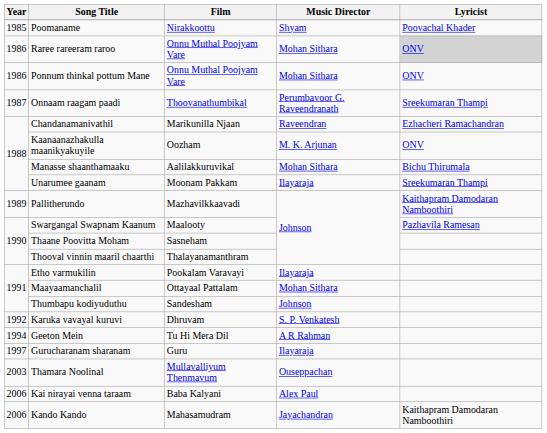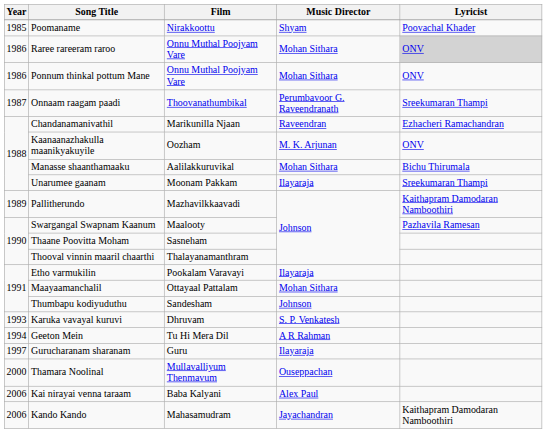(17, 319) 1992 -> (17, 319) 1993
(17, 372) 2003 -> (17, 372) 2000
